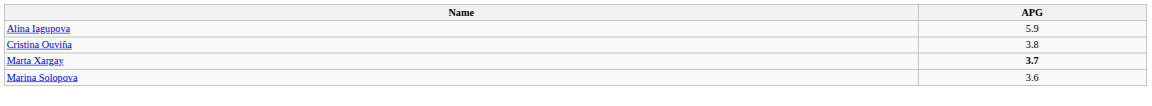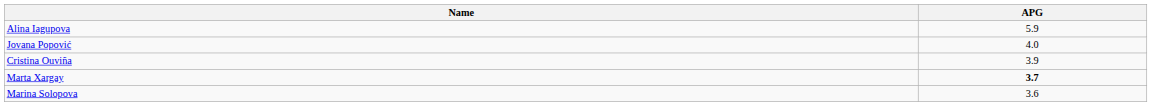+ row: (39, 45)
(1032, 45) 3.8 -> (1032, 61) 3.9
